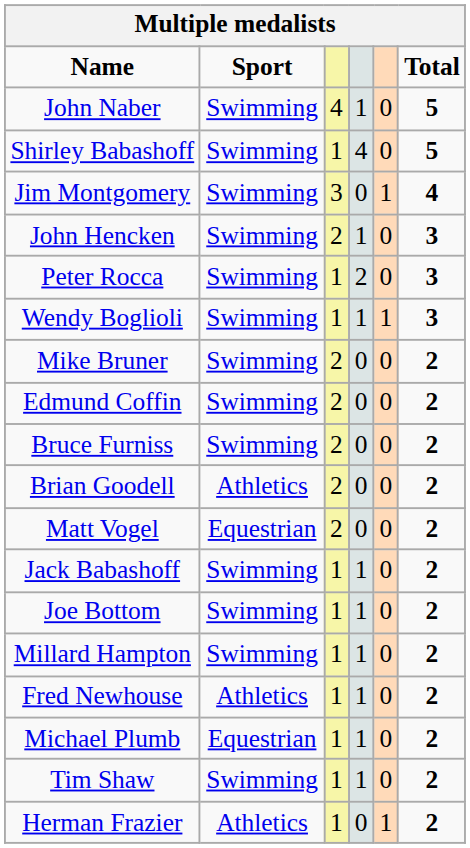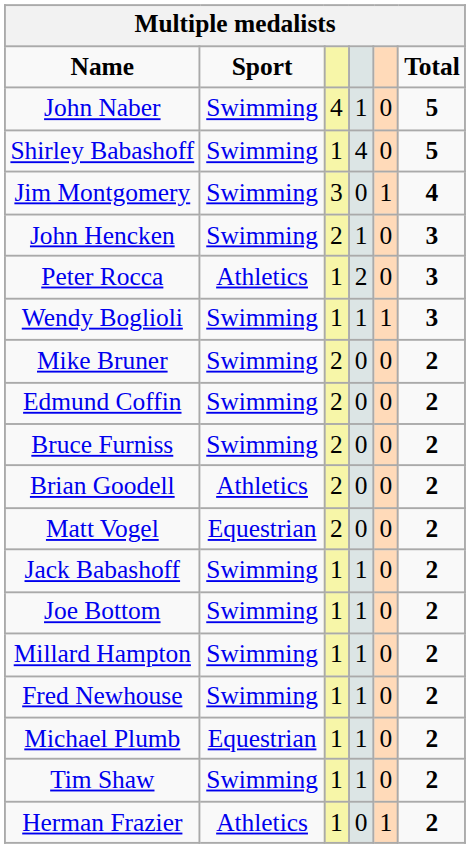(262, 276) Swimming -> (262, 276) Athletics
(262, 696) Athletics -> (262, 696) Swimming
